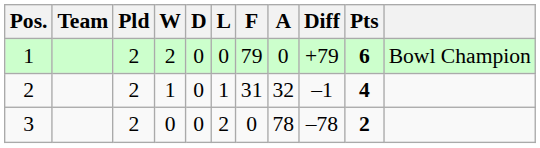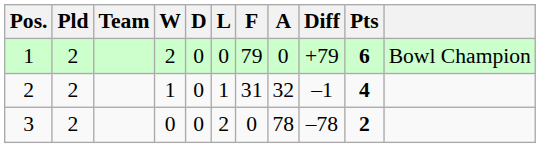columns swapped: (83, 21) <-> (134, 21)
